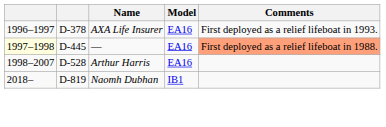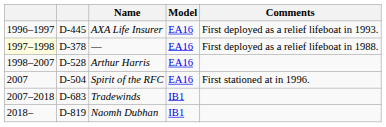(73, 29) D-378 -> (73, 29) D-445
(73, 46) D-445 -> (73, 46) D-378
(289, 46) lightsalmon background -> (290, 46) no background
+ row: (127, 79)
+ row: (116, 96)
